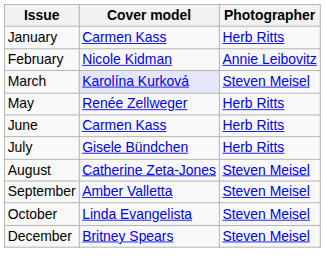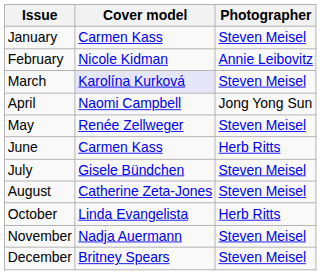(253, 37) Herb Ritts -> (262, 37) Steven Meisel
+ row: (22, 103)
(253, 103) Herb Ritts -> (262, 125) Steven Meisel
(253, 147) Herb Ritts -> (262, 170) Steven Meisel
- row: (42, 192)
(266, 214) Steven Meisel -> (249, 214) Herb Ritts
+ row: (40, 236)
